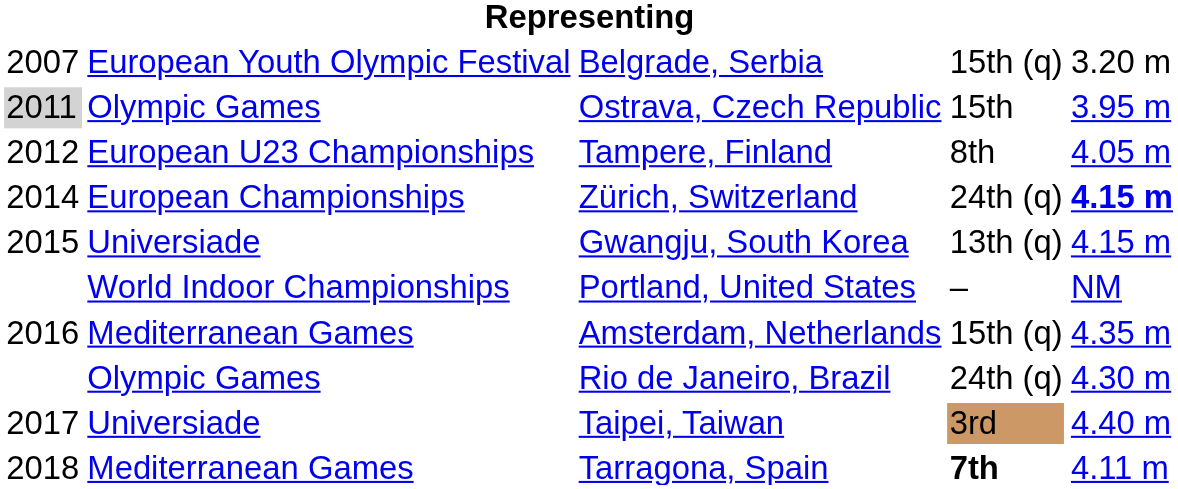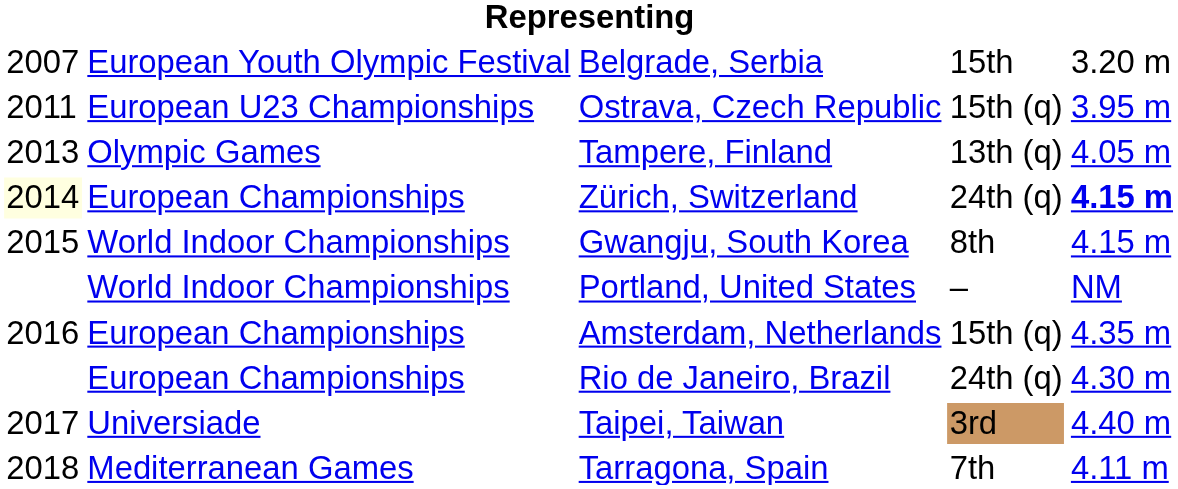(1006, 62) 15th (q) -> (982, 62) 15th
(41, 107) lightgrey background -> (41, 107) no background
(204, 107) Olympic Games -> (311, 107) European U23 Championships
(982, 107) 15th -> (1006, 107) 15th (q)
(43, 152) 2012 -> (43, 152) 2013
(311, 152) European U23 Championships -> (204, 152) Olympic Games
(972, 152) 8th -> (1006, 152) 13th (q)
(43, 197) no background -> (43, 197) lightyellow background
(174, 242) Universiade -> (298, 242) World Indoor Championships
(1006, 242) 13th (q) -> (972, 242) 8th
(250, 332) Mediterranean Games -> (276, 332) European Championships
(204, 377) Olympic Games -> (276, 377) European Championships
(974, 468) bold -> (972, 468) normal
